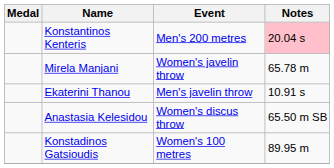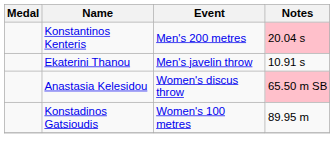- row: (81, 68)
(298, 117) no background -> (298, 86) pink background
